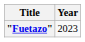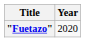(68, 28) 2023 -> (68, 28) 2020
